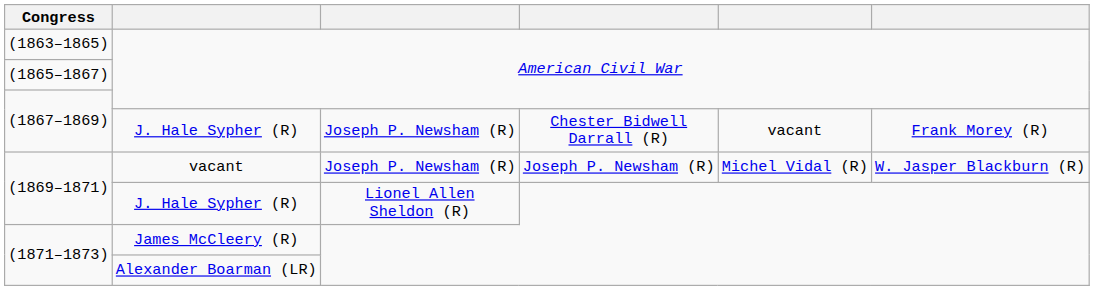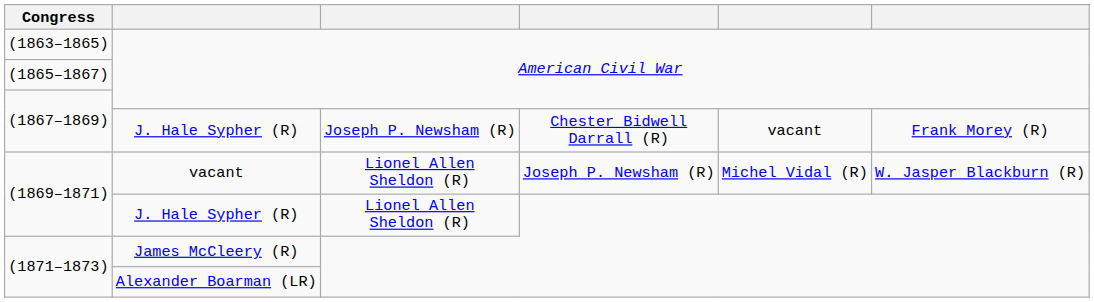(420, 167) Joseph P. Newsham (R) -> (420, 173) Lionel Allen Sheldon (R)
